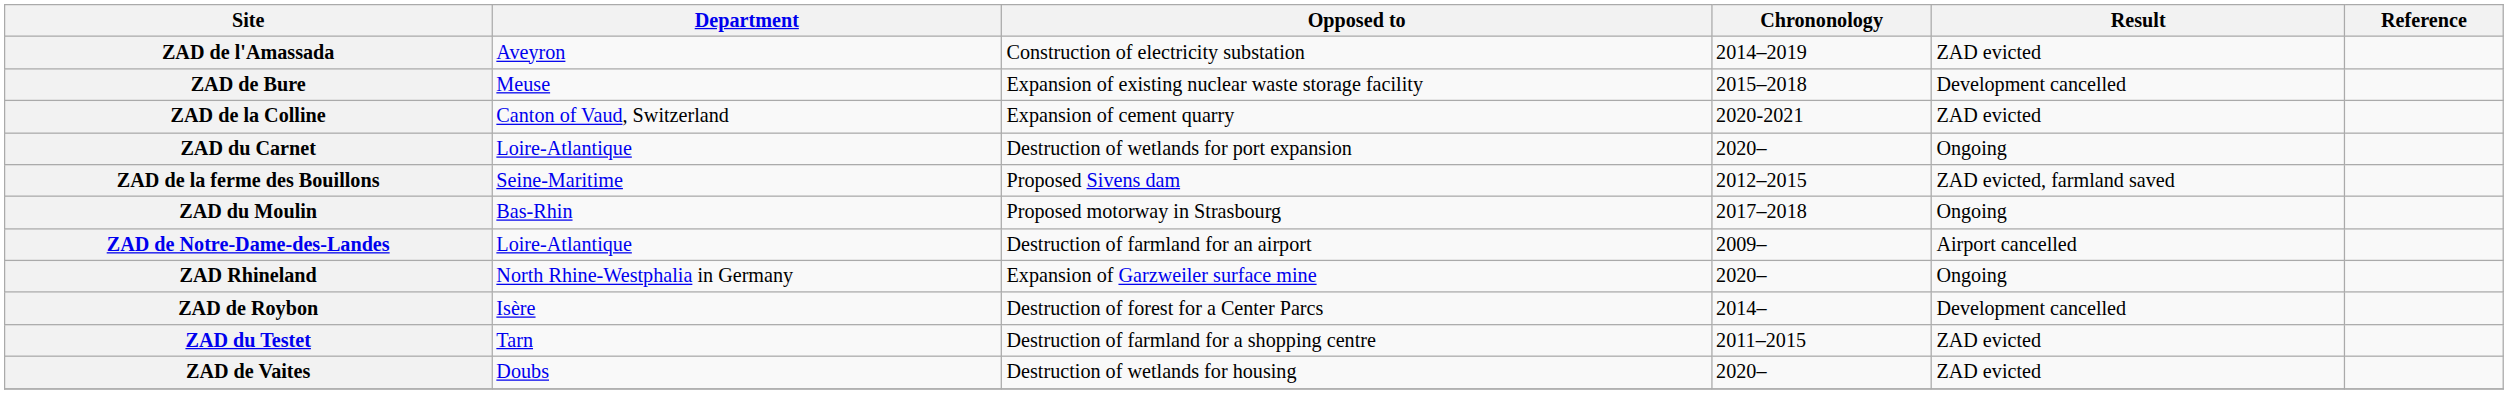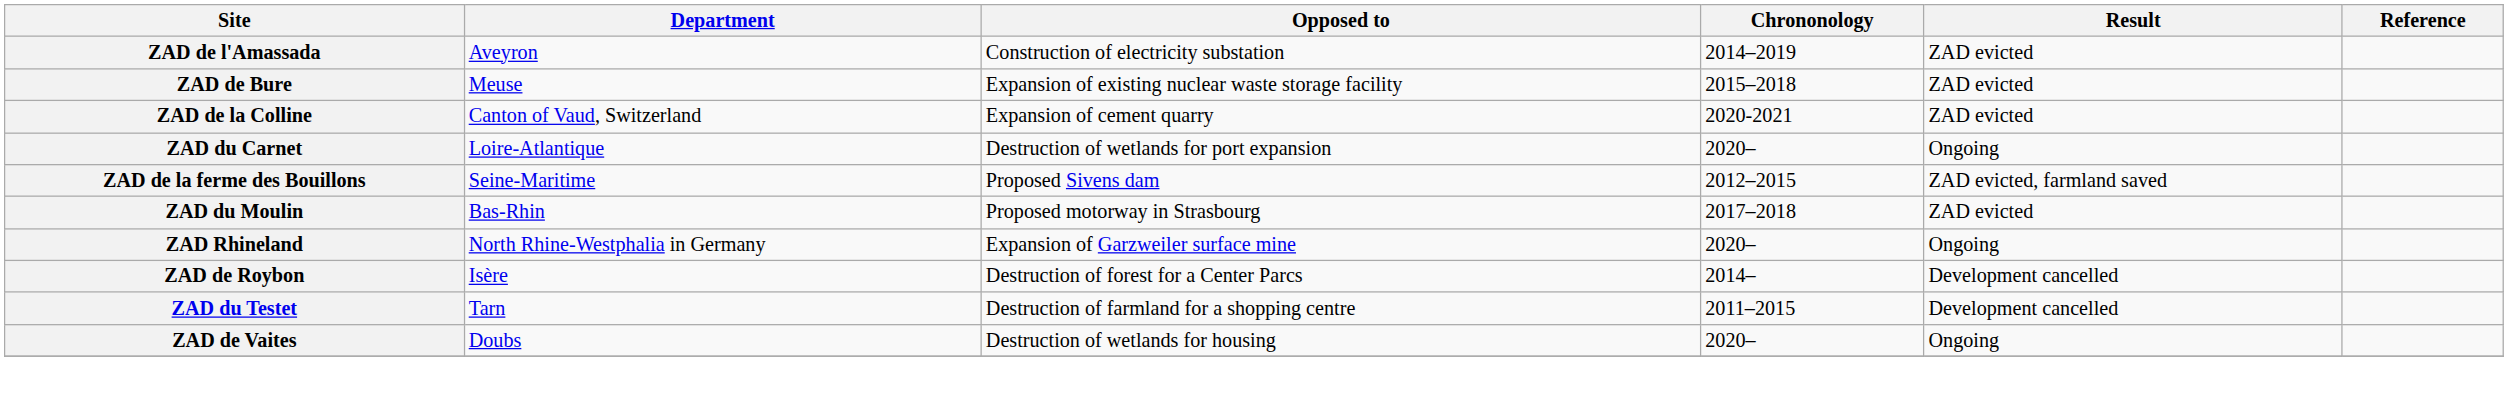(2031, 84) Development cancelled -> (1981, 84) ZAD evicted
(1972, 212) Ongoing -> (1981, 212) ZAD evicted
- row: (248, 244)
(1989, 340) ZAD evicted -> (2023, 308) Development cancelled
(1989, 372) ZAD evicted -> (1964, 340) Ongoing
